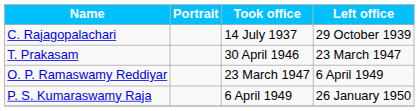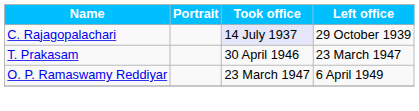(261, 34) no background -> (261, 34) lavender background
- row: (79, 95)
